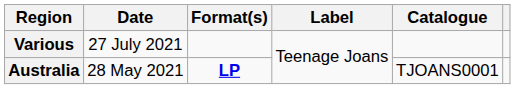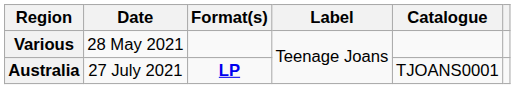(135, 44) 27 July 2021 -> (135, 44) 28 May 2021
(135, 70) 28 May 2021 -> (135, 70) 27 July 2021
